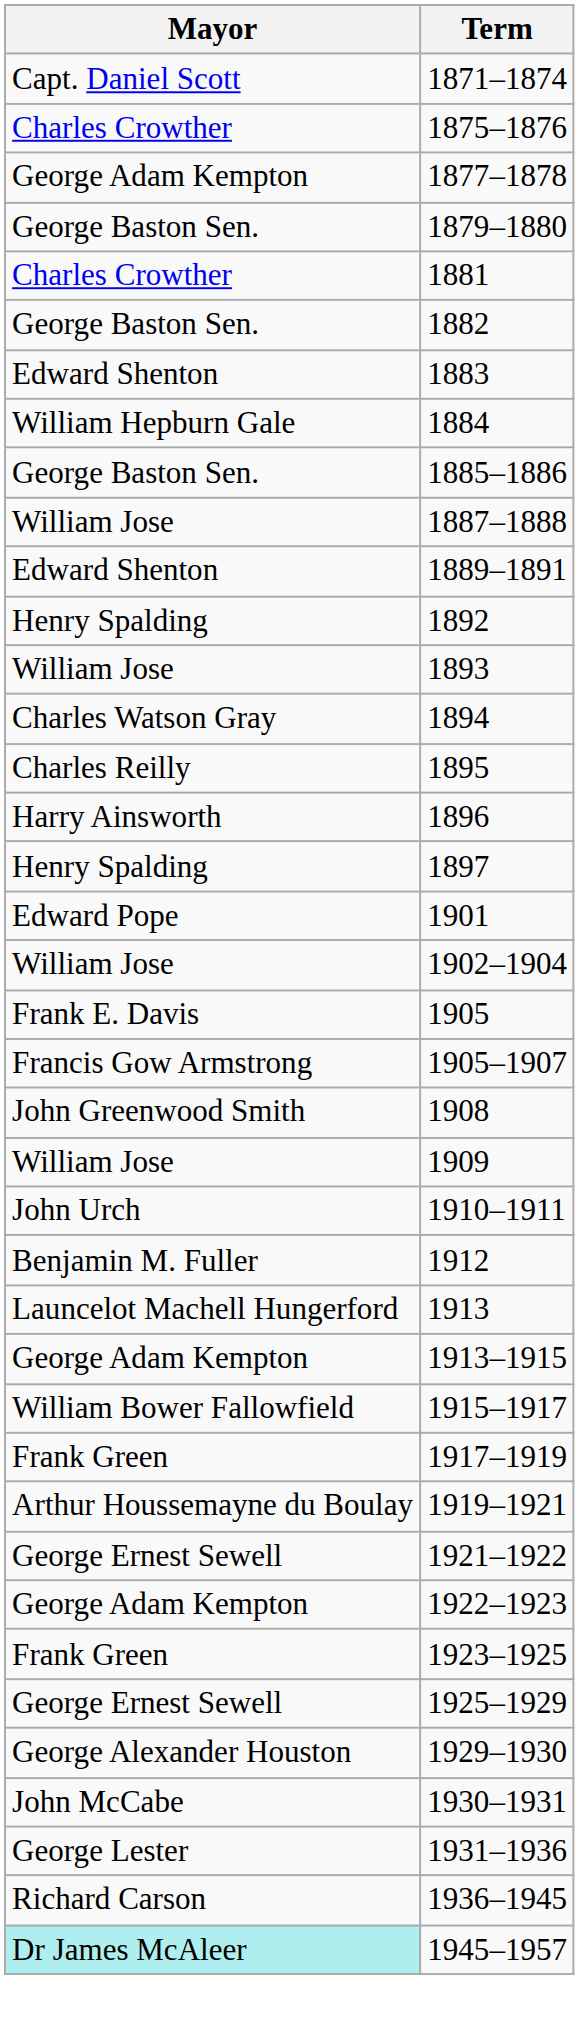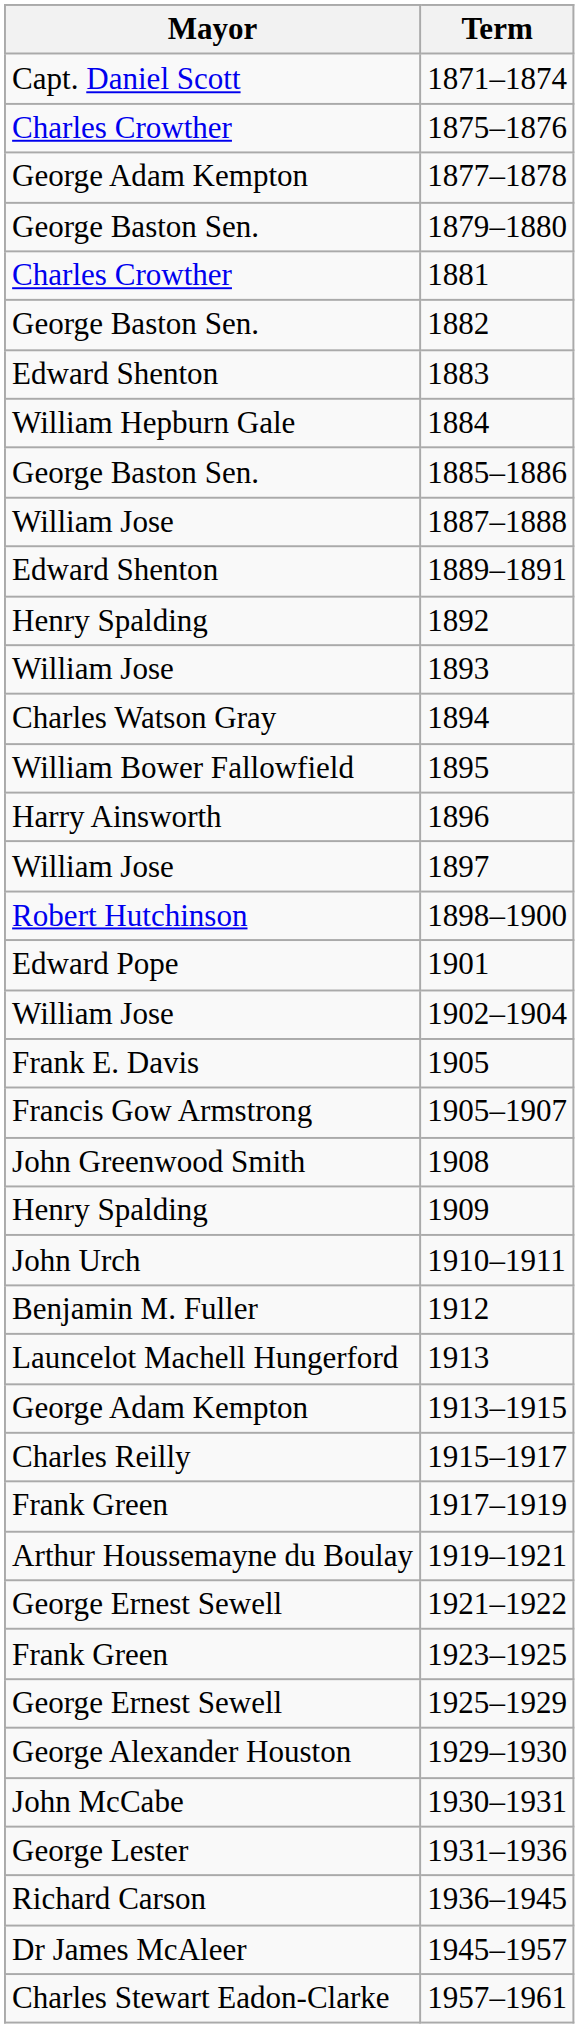(101, 767) Charles Reilly -> (183, 767) William Bower Fallowfield
(110, 865) Henry Spalding -> (93, 865) William Jose
+ row: (497, 915)
(93, 1161) William Jose -> (110, 1210) Henry Spalding
(183, 1407) William Bower Fallowfield -> (101, 1456) Charles Reilly
- row: (497, 1604)
(129, 1948) paleturquoise background -> (129, 1948) no background
+ row: (497, 1998)
